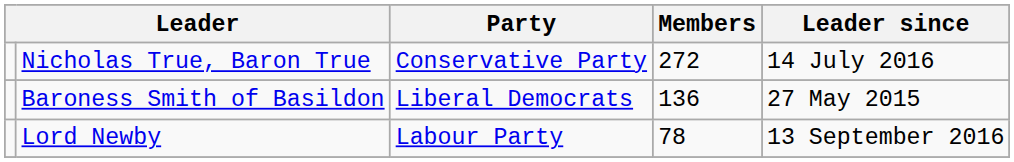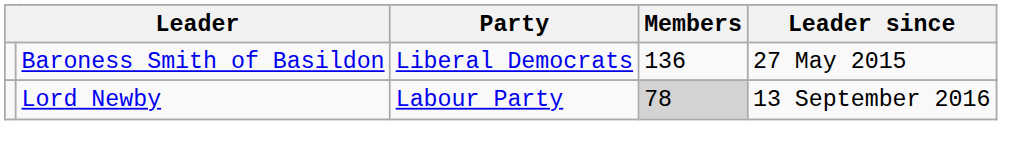- row: (196, 62)
(672, 138) no background -> (658, 100) lightgrey background
